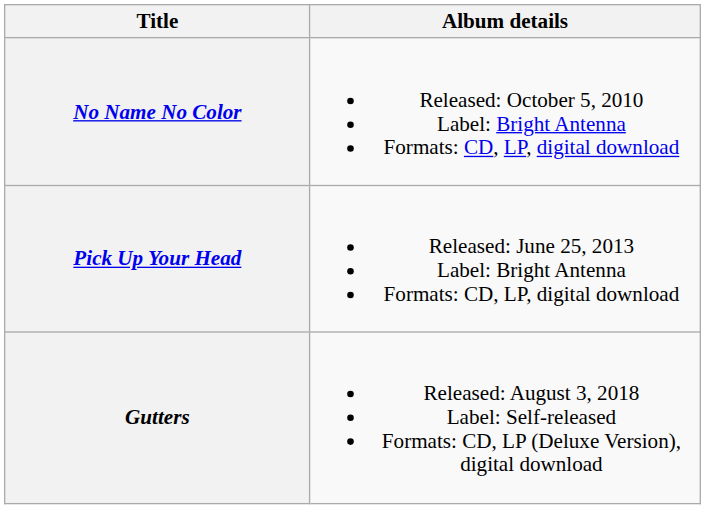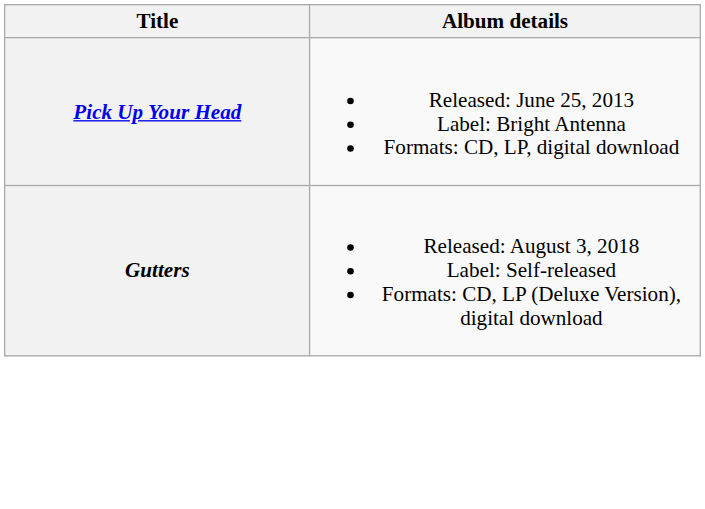- row: (157, 111)
